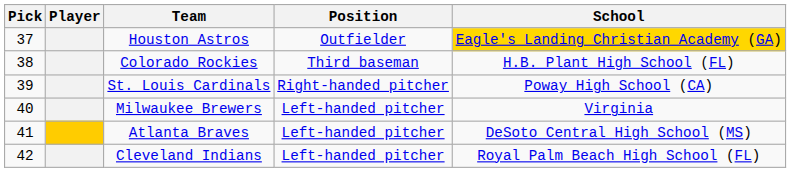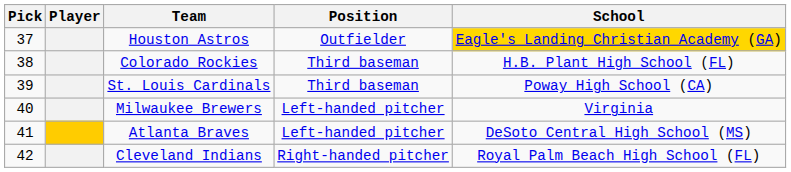(363, 86) Right-handed pitcher -> (363, 86) Third baseman
(363, 156) Left-handed pitcher -> (363, 156) Right-handed pitcher
